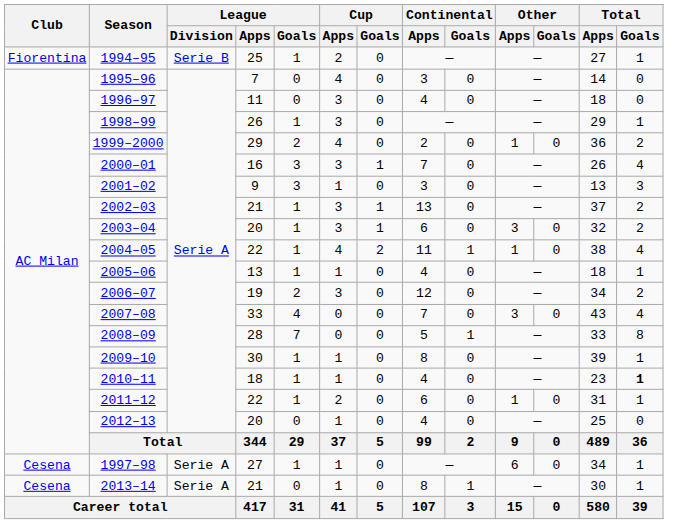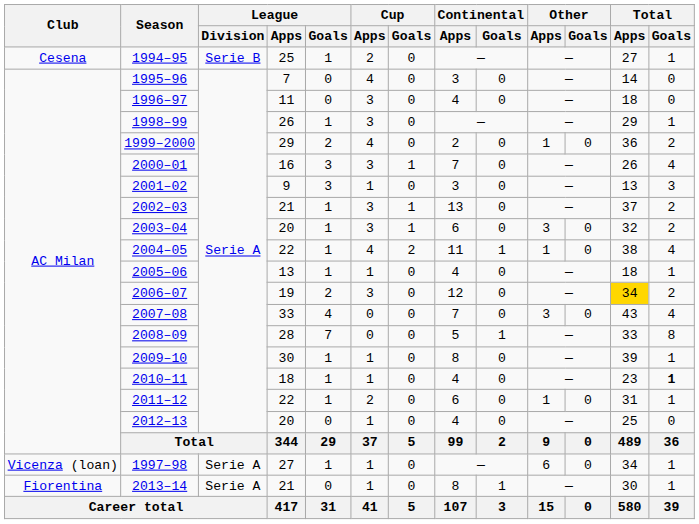(47, 58) Fiorentina -> (63, 58) Cesena
(598, 293) no background -> (630, 293) gold background
(47, 465) Cesena -> (63, 465) Vicenza (loan)
(47, 486) Cesena -> (63, 486) Fiorentina
